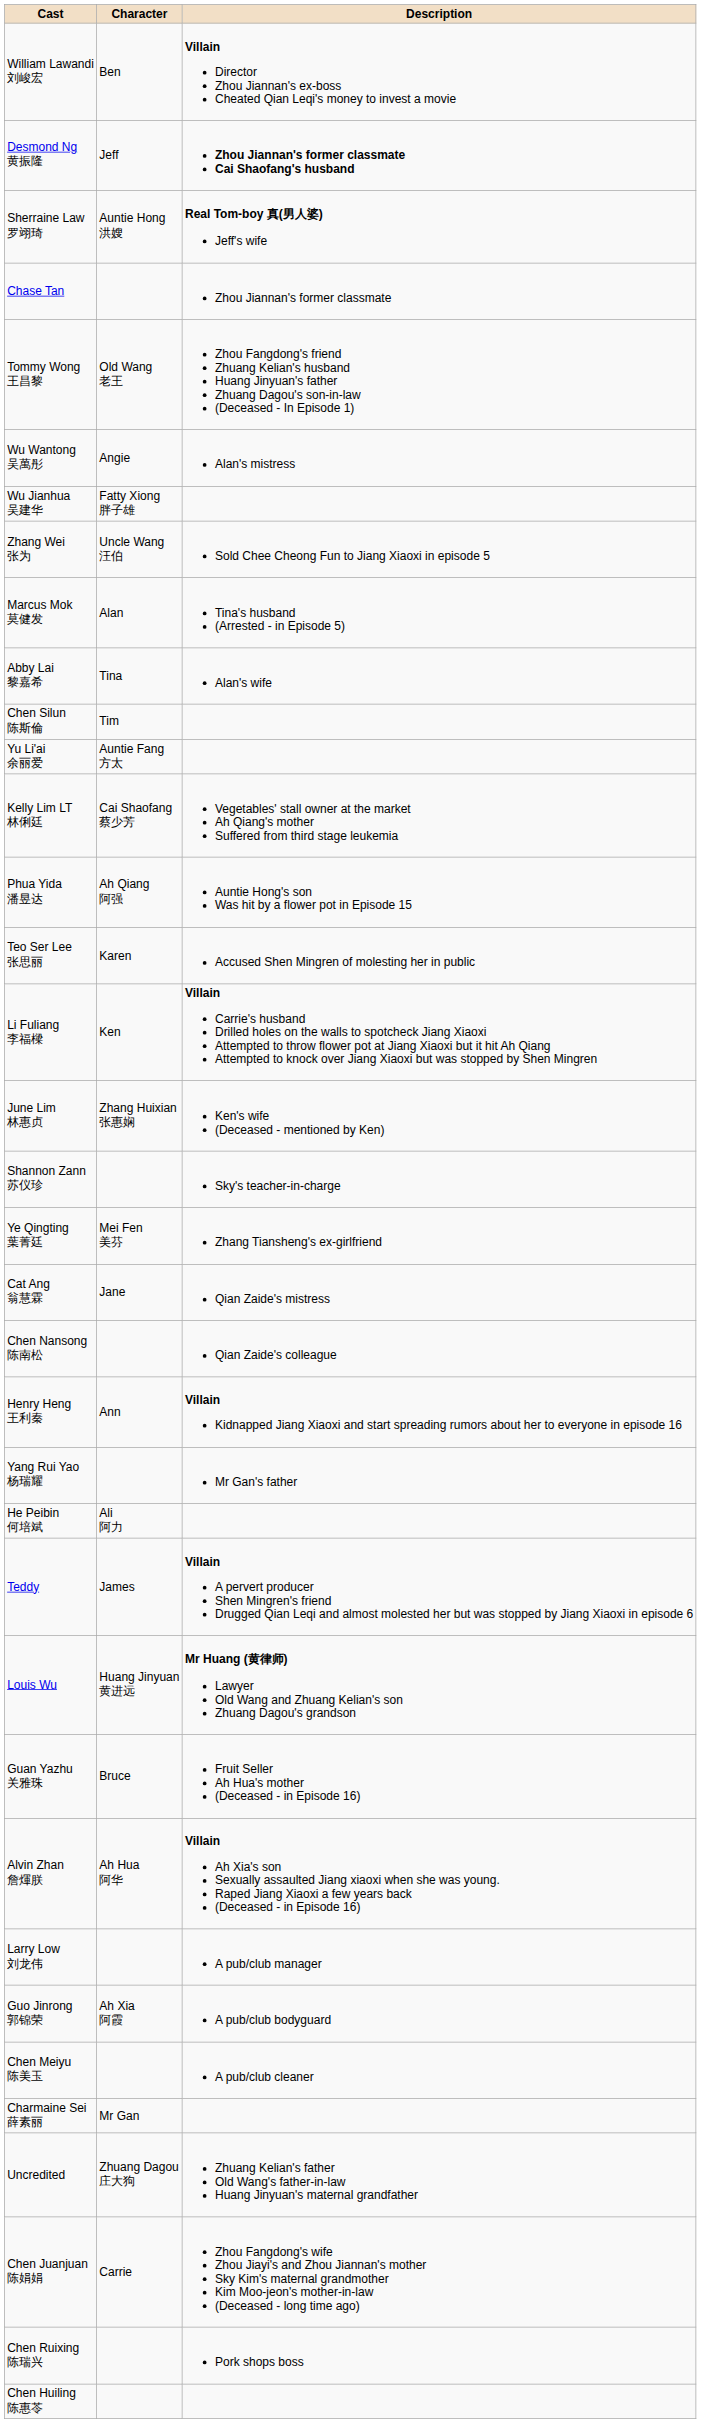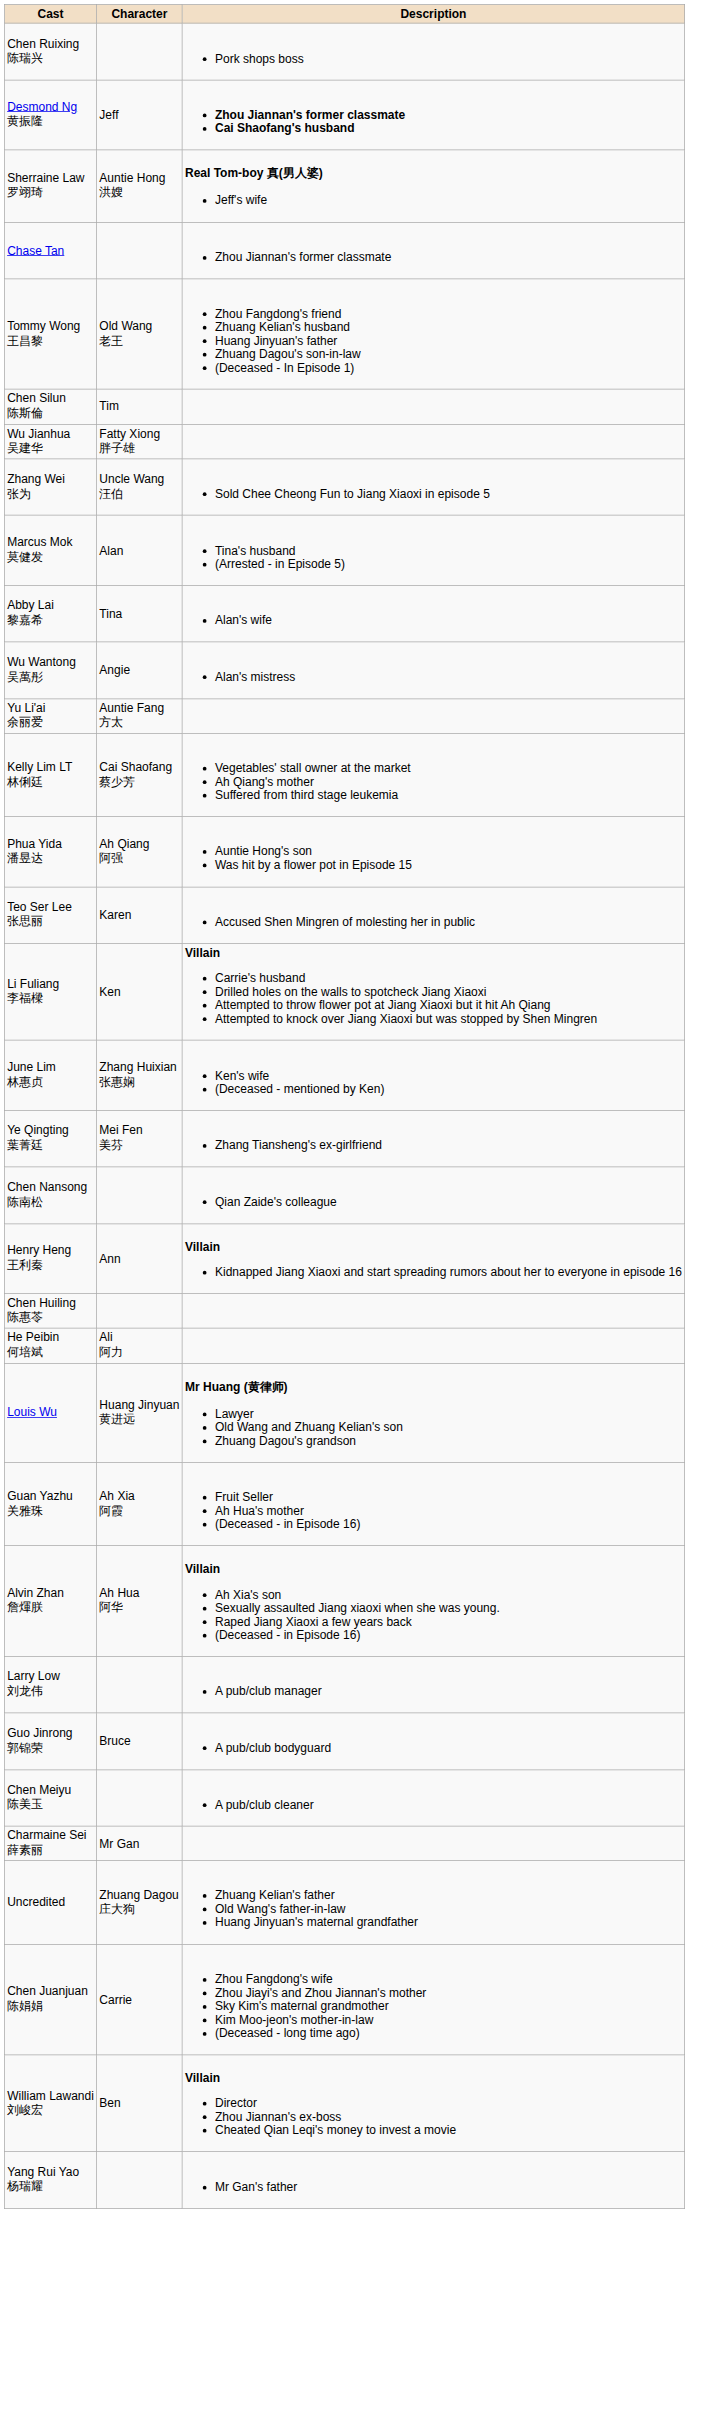rows swapped: (50, 71) <-> (43, 2354)
rows swapped: (36, 720) <-> (41, 457)
- row: (47, 1178)
- row: (28, 1291)
rows swapped: (43, 1474) <-> (41, 2400)
- row: (23, 1587)
(115, 1776) Bruce -> (117, 1503) Ah Xia 阿霞
(117, 2012) Ah Xia 阿霞 -> (115, 1741) Bruce
